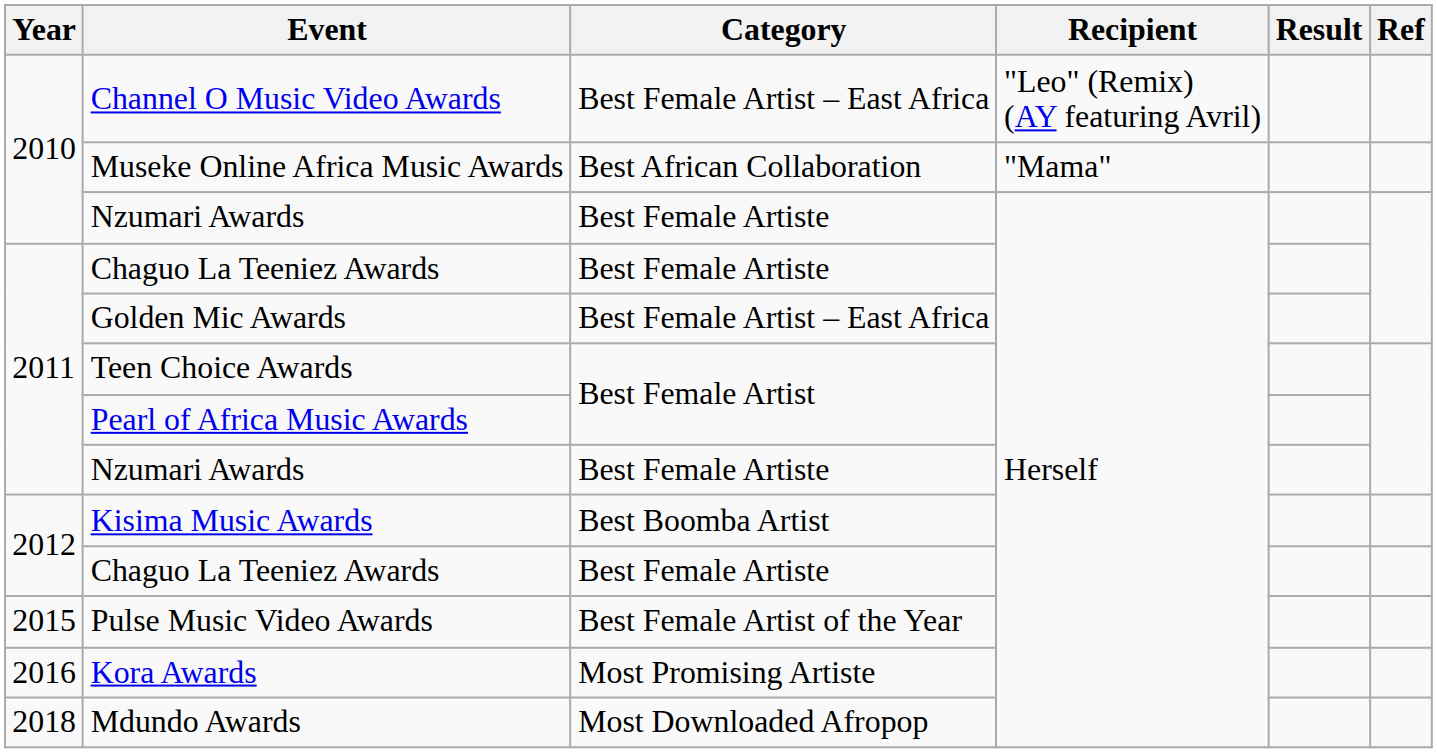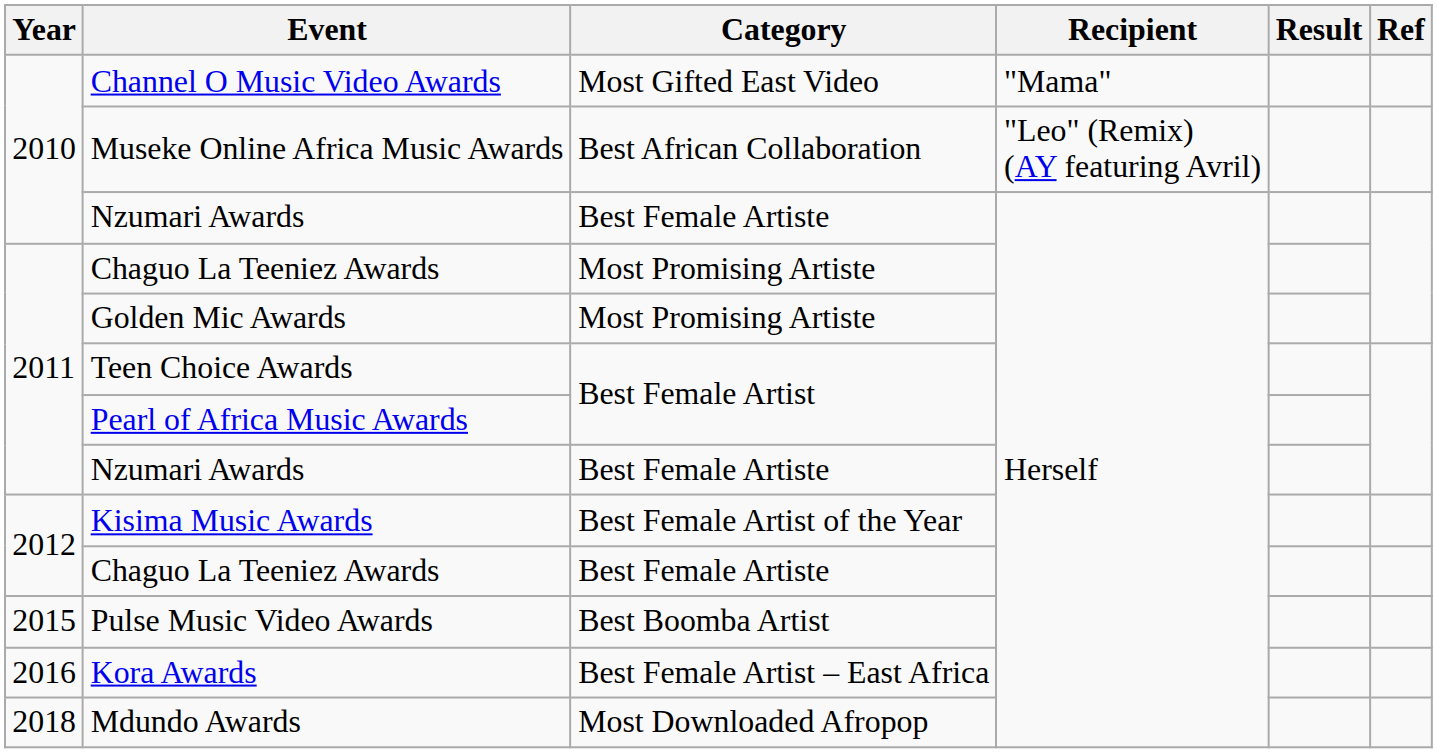(784, 98) Best Female Artist – East Africa -> (729, 80) Most Gifted East Video
(1133, 98) "Leo" (Remix) (AY featuring Avril) -> (1058, 80) "Mama"
(1058, 166) "Mama" -> (1133, 148) "Leo" (Remix) (AY featuring Avril)
(704, 267) Best Female Artiste -> (727, 267) Most Promising Artiste
(784, 318) Best Female Artist – East Africa -> (727, 318) Most Promising Artiste
(704, 520) Best Boomba Artist -> (770, 520) Best Female Artist of the Year
(770, 621) Best Female Artist of the Year -> (704, 621) Best Boomba Artist
(727, 671) Most Promising Artiste -> (784, 671) Best Female Artist – East Africa
